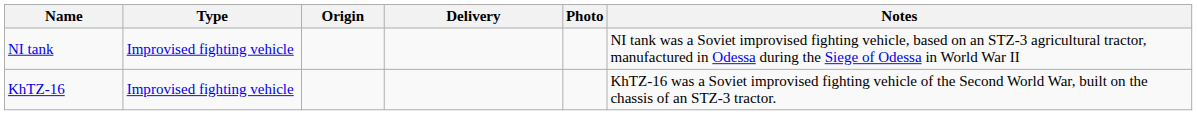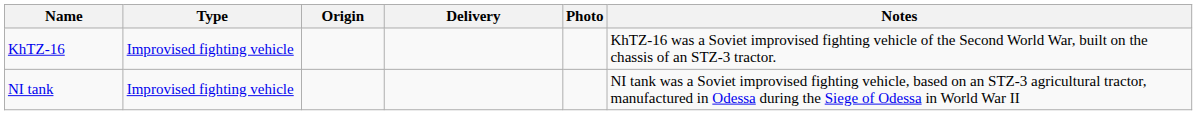rows swapped: (31, 48) <-> (36, 89)
